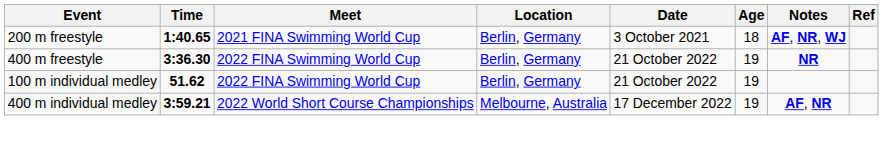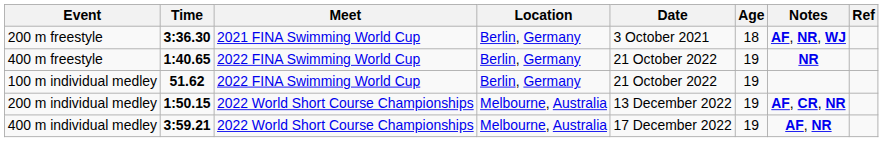(187, 37) 1:40.65 -> (187, 37) 3:36.30
(187, 59) 3:36.30 -> (187, 59) 1:40.65
+ row: (82, 103)
